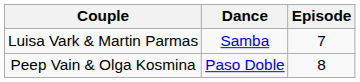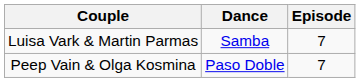(322, 65) 8 -> (322, 65) 7
